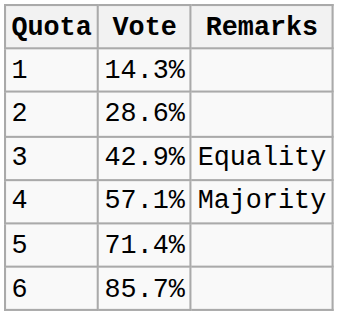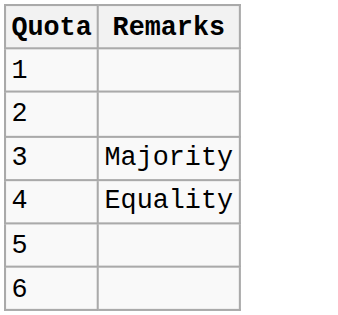- column: (145, 27)
(262, 158) Equality -> (169, 158) Majority
(262, 201) Majority -> (169, 201) Equality
